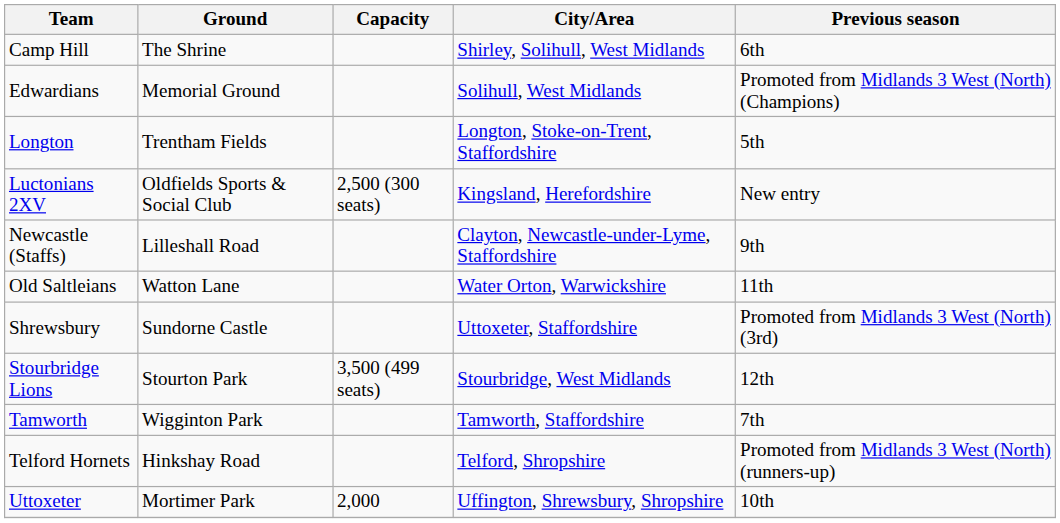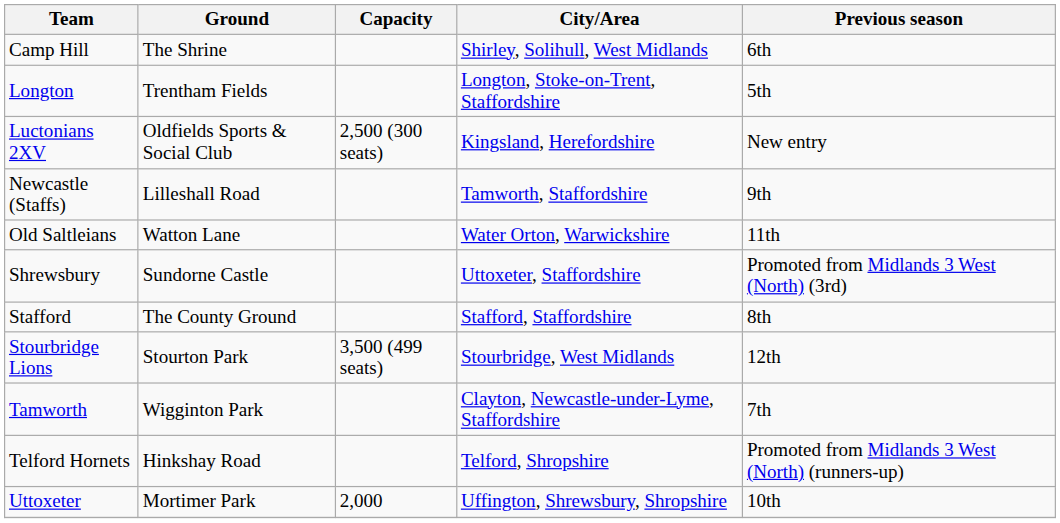- row: (54, 90)
(584, 245) Clayton, Newcastle-under-Lyme, Staffordshire -> (554, 193) Tamworth, Staffordshire
+ row: (40, 316)
(551, 419) Tamworth, Staffordshire -> (587, 409) Clayton, Newcastle-under-Lyme, Staffordshire
